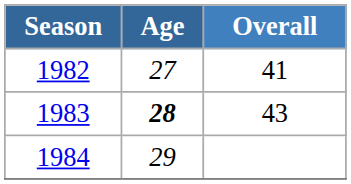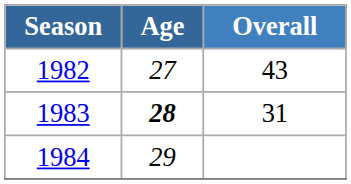(275, 70) 41 -> (275, 70) 43
(275, 113) 43 -> (275, 113) 31
